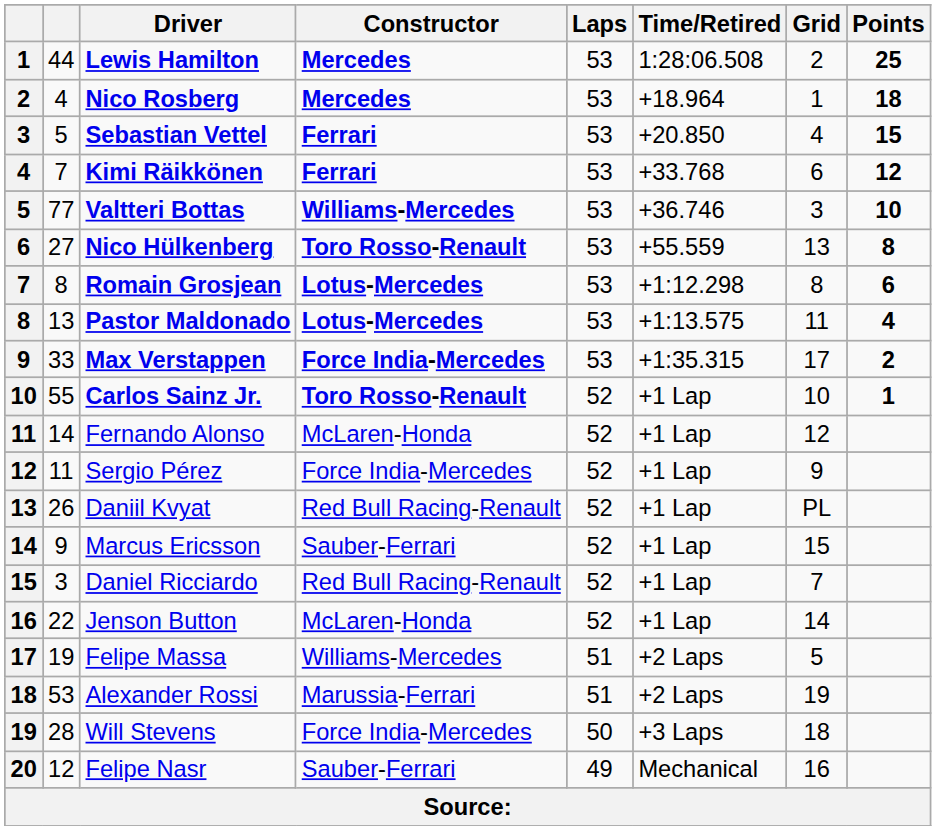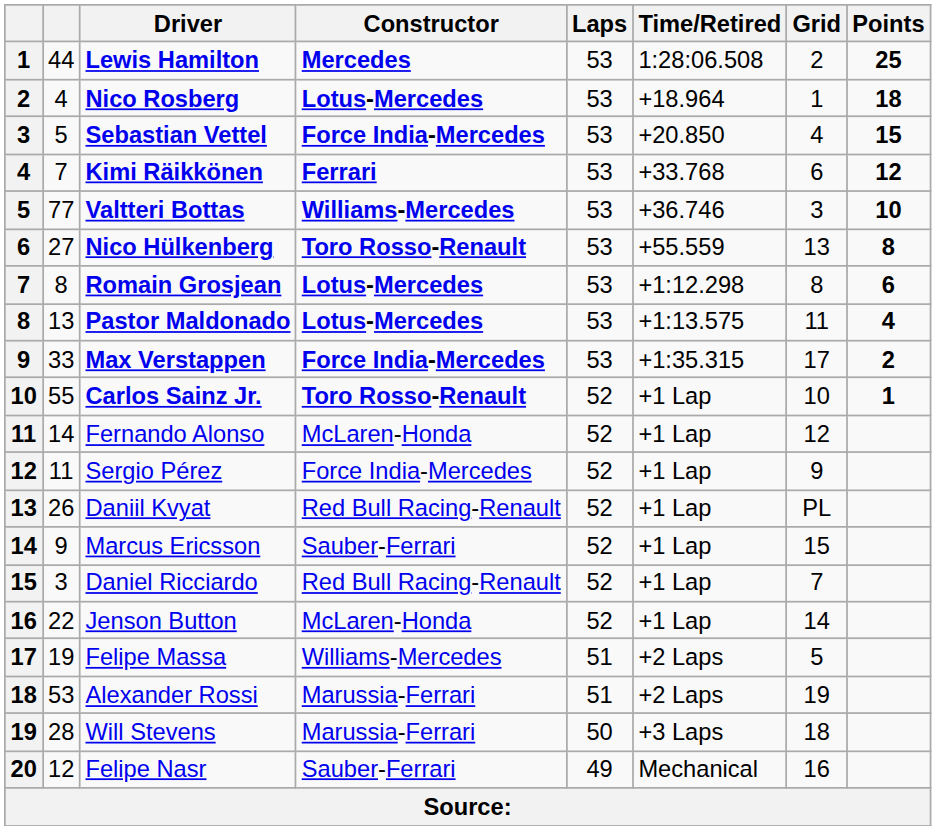(356, 98) Mercedes -> (392, 98) Lotus-Mercedes
(339, 135) Ferrari -> (423, 135) Force India-Mercedes
(417, 732) Force India-Mercedes -> (388, 732) Marussia-Ferrari
